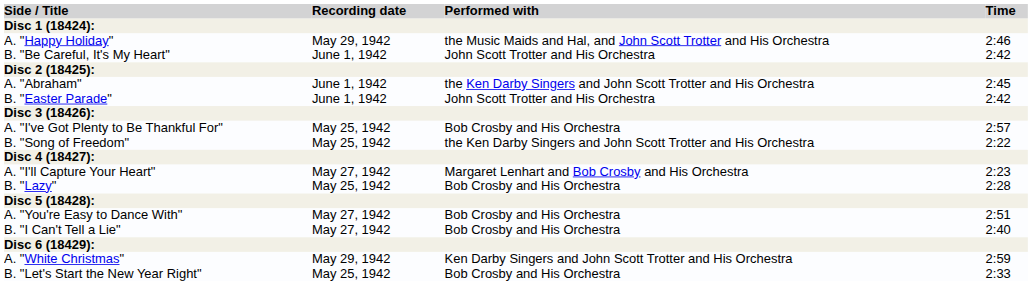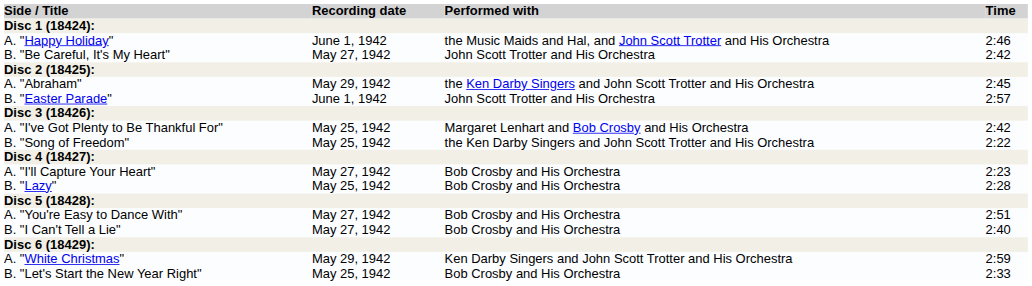(351, 40) May 29, 1942 -> (349, 40) June 1, 1942
(349, 55) June 1, 1942 -> (351, 55) May 27, 1942
(349, 84) June 1, 1942 -> (351, 84) May 29, 1942
(998, 98) 2:42 -> (998, 98) 2:57
(532, 128) Bob Crosby and His Orchestra -> (597, 128) Margaret Lenhart and Bob Crosby and His Orchestra
(998, 128) 2:57 -> (998, 128) 2:42
(597, 171) Margaret Lenhart and Bob Crosby and His Orchestra -> (532, 171) Bob Crosby and His Orchestra
